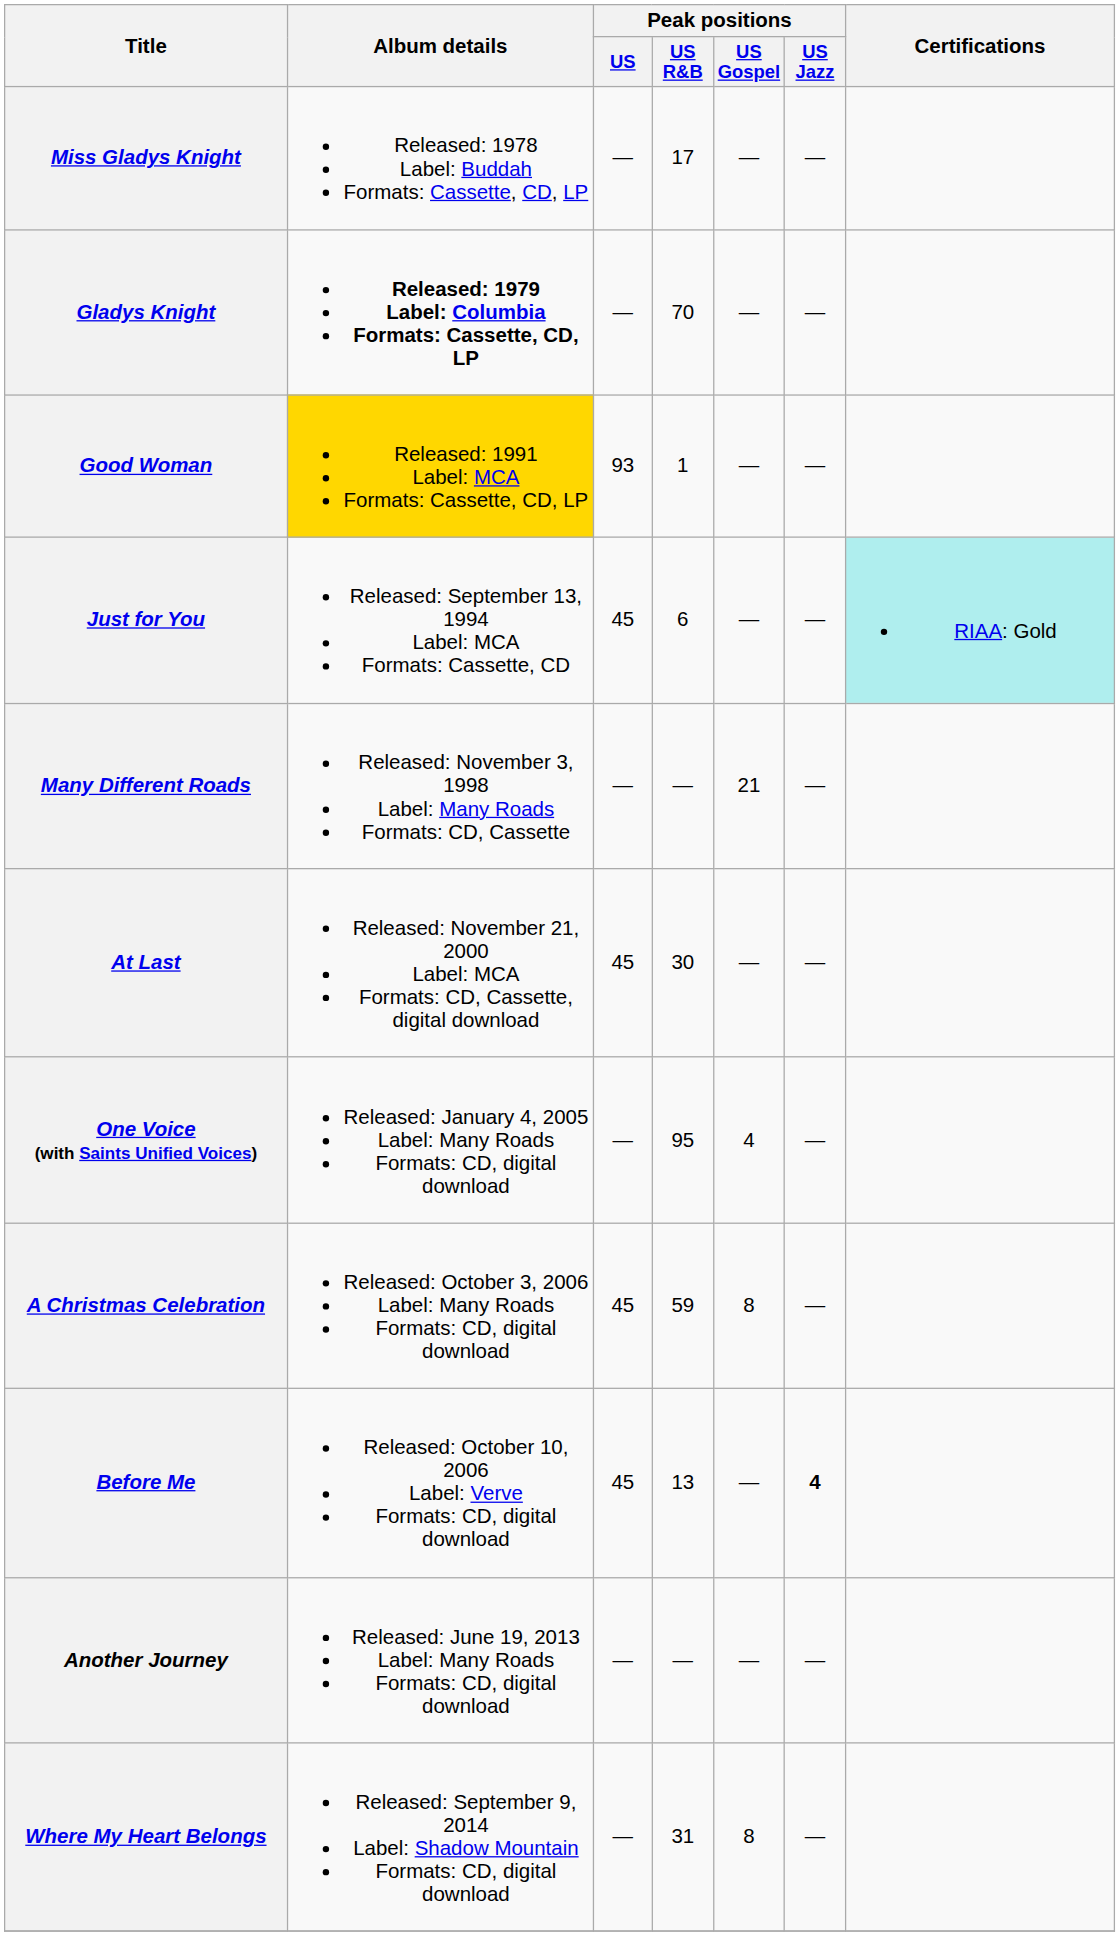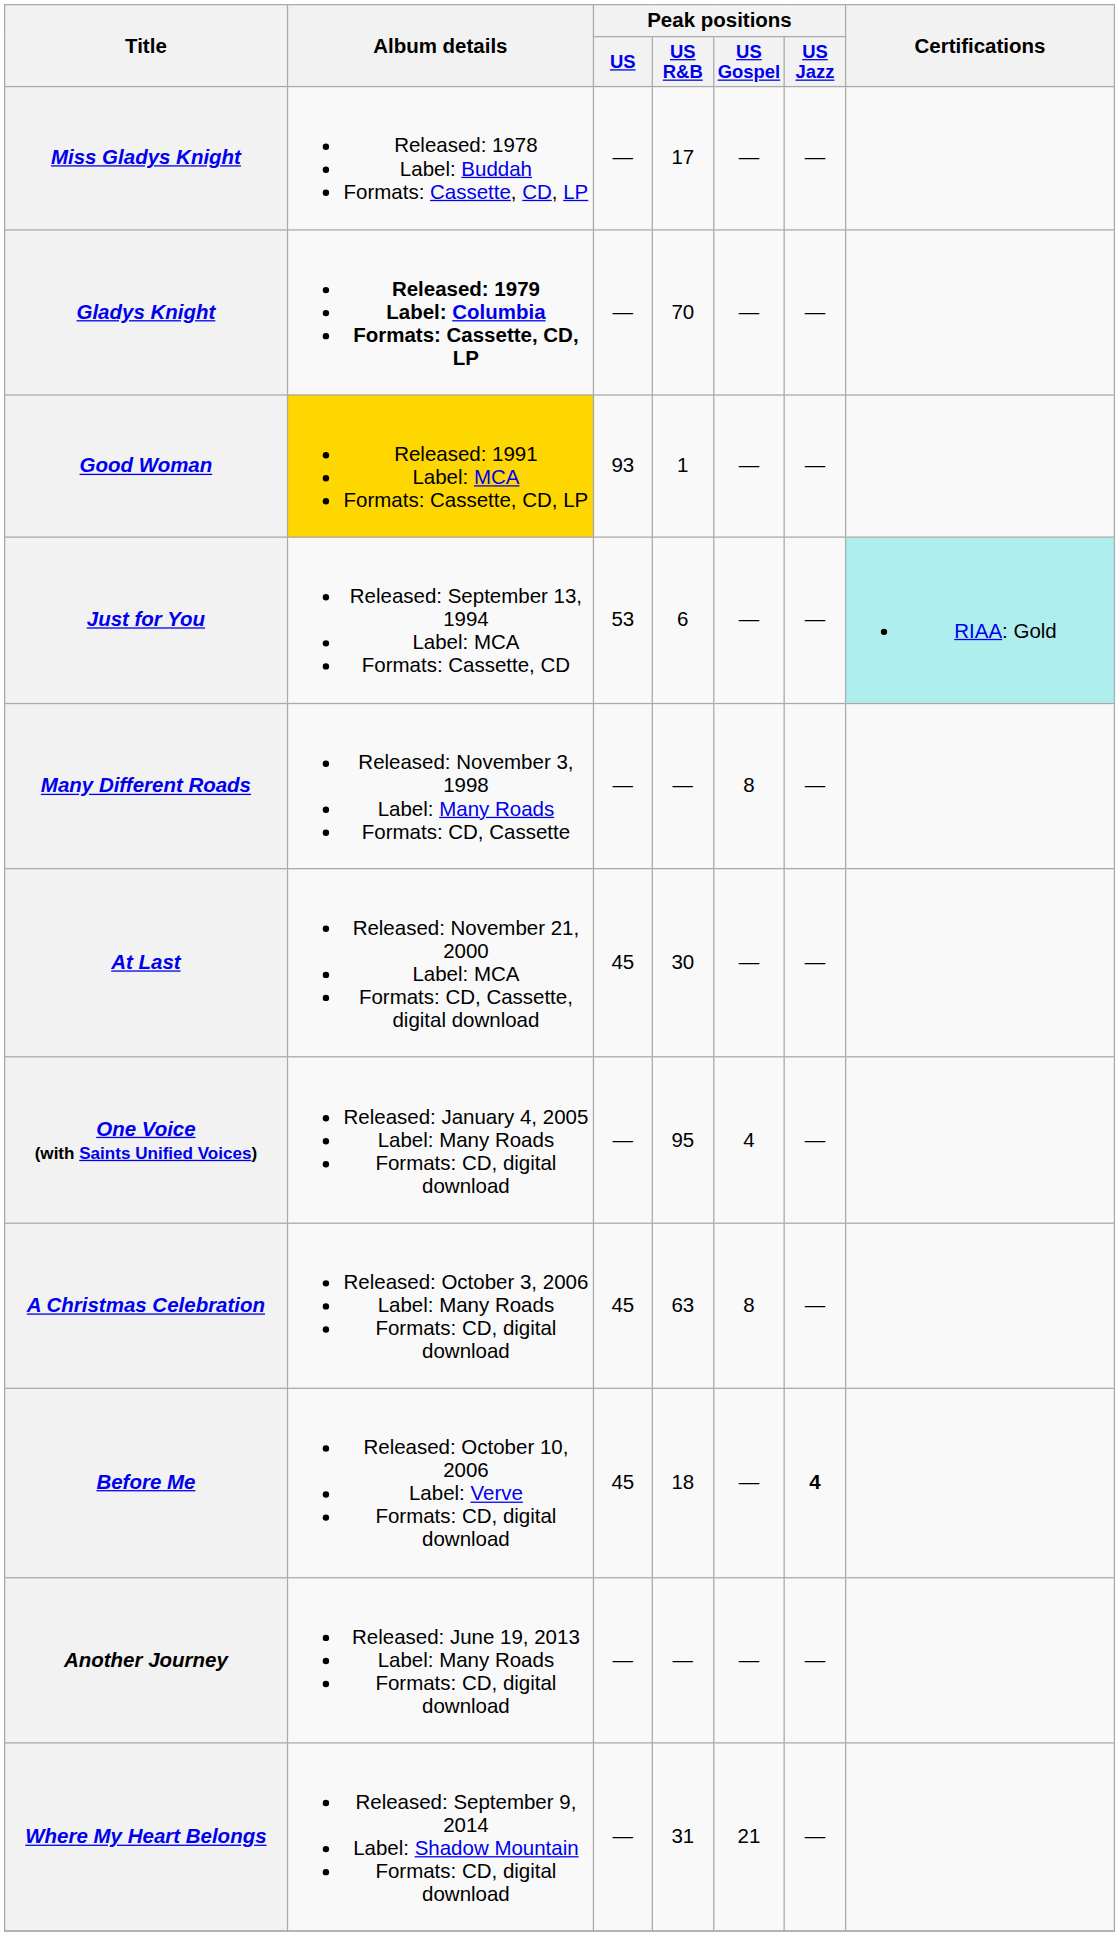(623, 620) 45 -> (623, 620) 53
(749, 785) 21 -> (749, 785) 8
(683, 1305) 59 -> (683, 1305) 63
(683, 1482) 13 -> (683, 1482) 18
(749, 1836) 8 -> (749, 1836) 21
